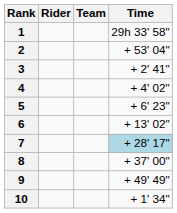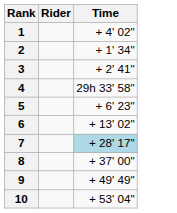- column: (91, 13)
(140, 32) 29h 33' 58" -> (115, 32) + 4' 02"
(147, 50) + 53' 04" -> (115, 50) + 1' 34"
(150, 87) + 4' 02" -> (105, 87) 29h 33' 58"
(150, 198) + 1' 34" -> (112, 198) + 53' 04"
